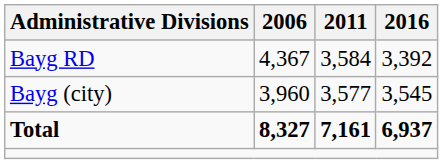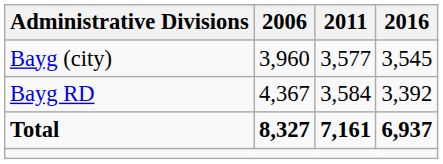rows swapped: (52, 58) <-> (61, 93)
